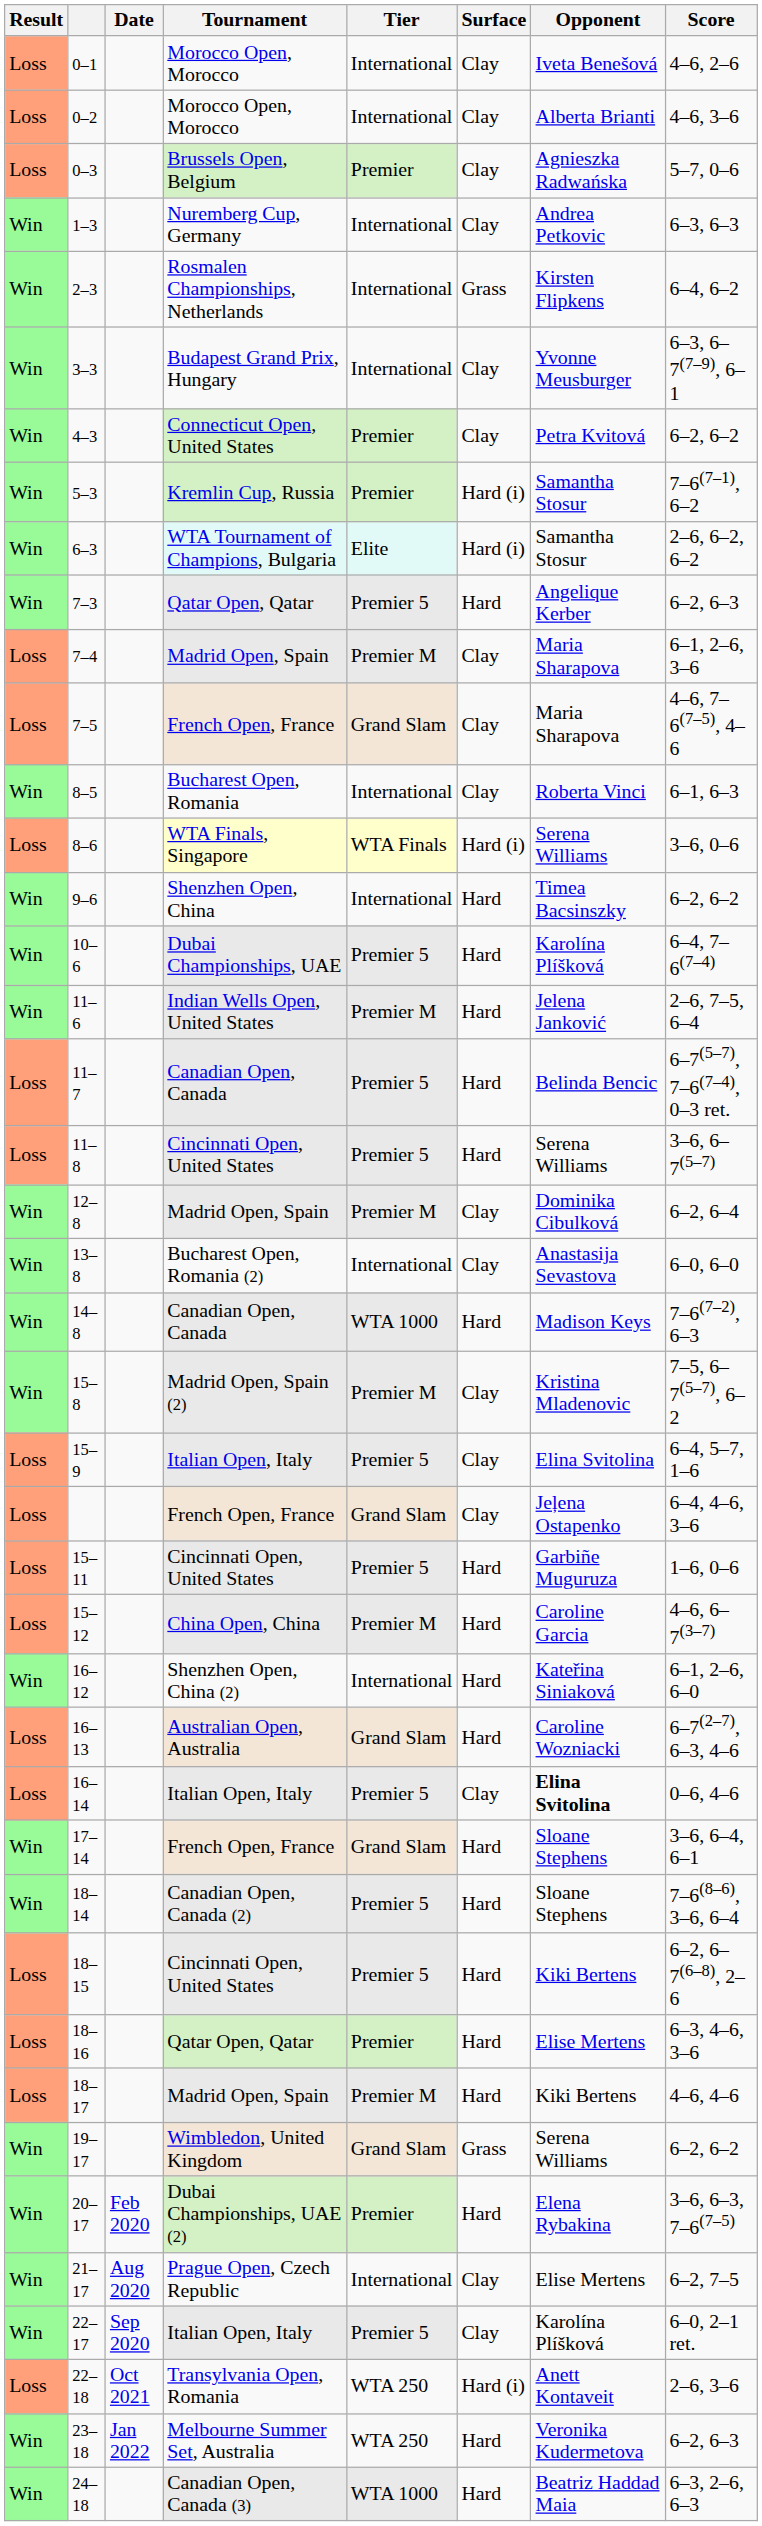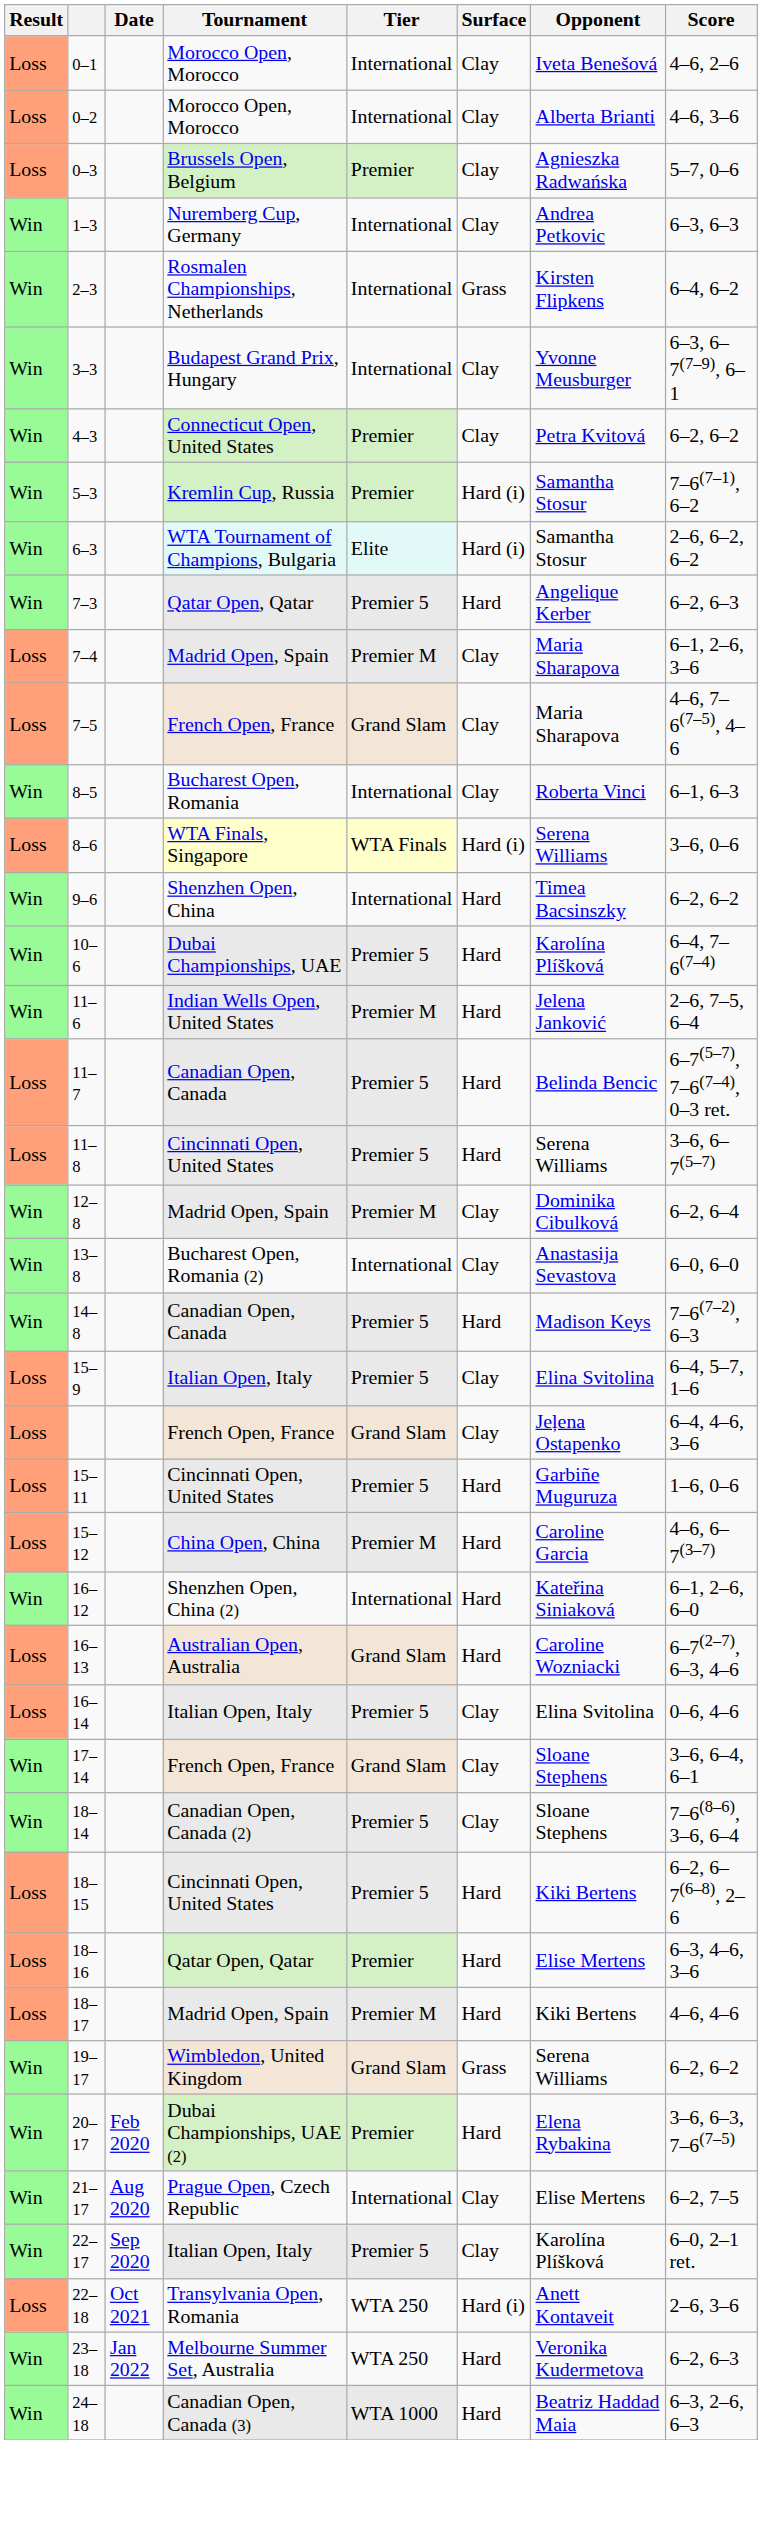(394, 1321) WTA 1000 -> (390, 1321) Premier 5
- row: (85, 1393)
(573, 1793) bold -> (595, 1711) normal
(481, 1847) Hard -> (480, 1765) Clay
(481, 1903) Hard -> (480, 1822) Clay
